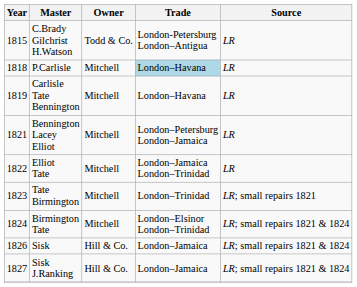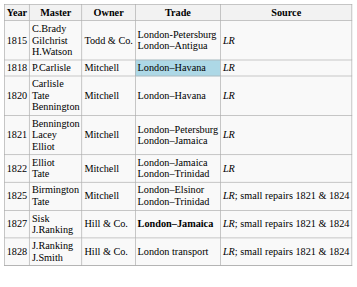(17, 95) 1819 -> (17, 95) 1820
- row: (55, 196)
(17, 224) 1824 -> (17, 196) 1825
- row: (41, 246)
(173, 268) normal -> (175, 224) bold
+ row: (53, 251)
